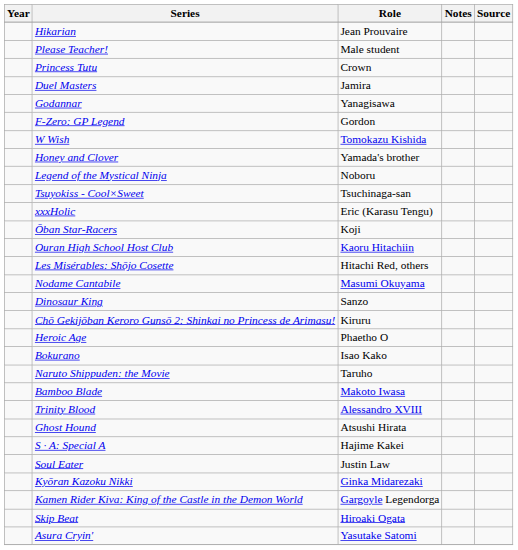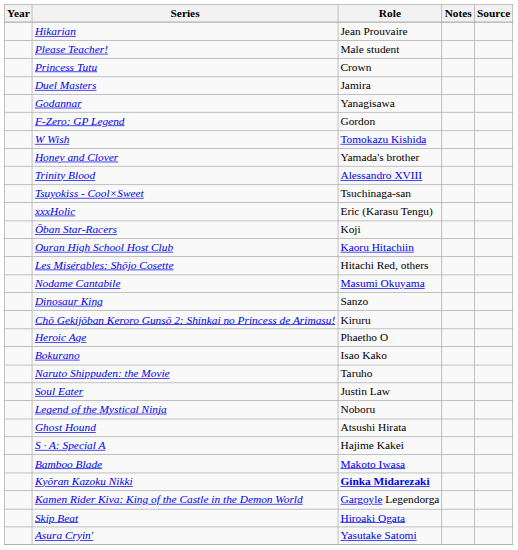rows swapped: (65, 409) <-> (101, 175)
rows swapped: (69, 391) <-> (59, 463)
(382, 481) normal -> (385, 481) bold
